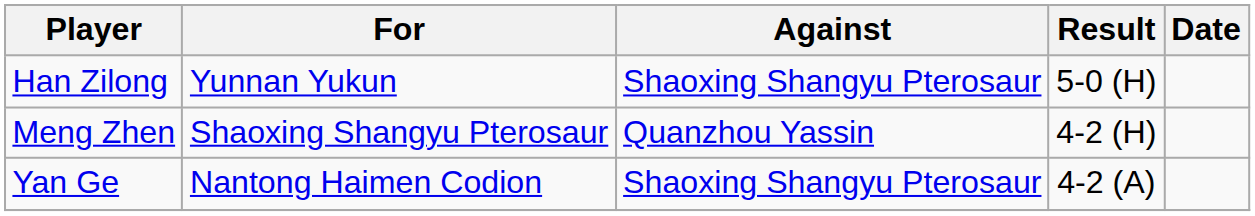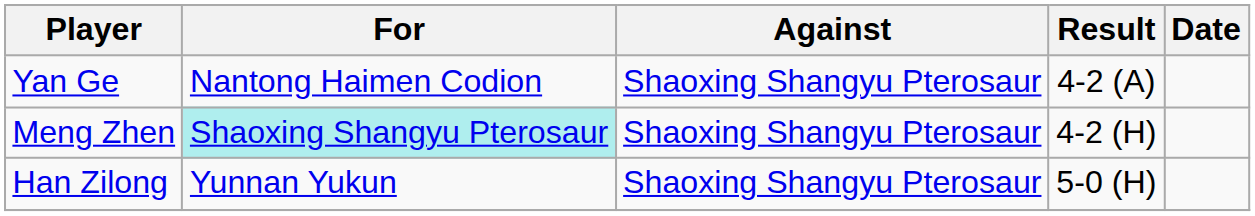rows swapped: (90, 81) <-> (66, 183)
(399, 132) no background -> (399, 132) paleturquoise background
(749, 132) Quanzhou Yassin -> (832, 132) Shaoxing Shangyu Pterosaur
